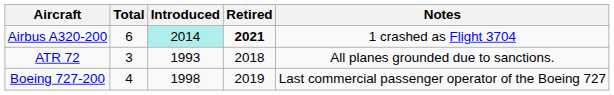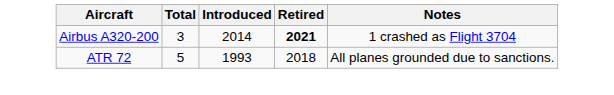(129, 36) 6 -> (180, 36) 3
(185, 36) paleturquoise background -> (237, 36) no background
(129, 57) 3 -> (180, 57) 5
- row: (57, 79)
